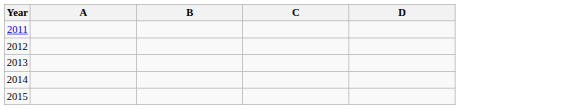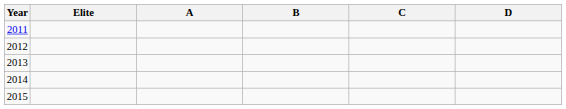+ column: (83, 12)
